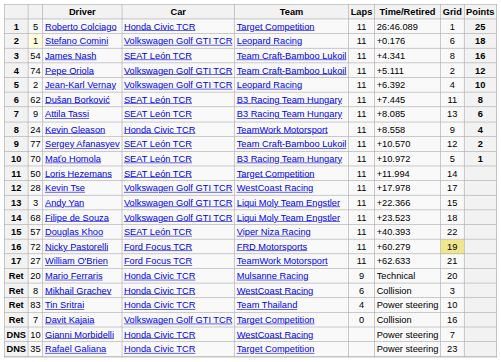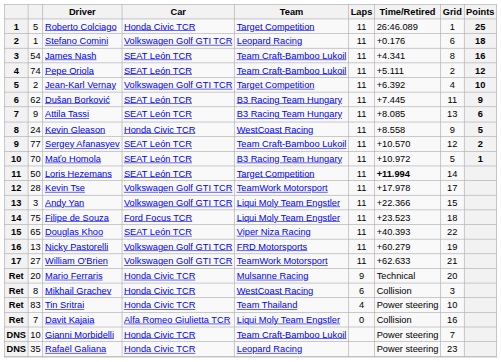(35, 41) lightyellow background -> (35, 41) no background
(178, 71) Volkswagen Golf GTI TCR -> (158, 71) SEAT León TCR
(269, 85) Leopard Racing -> (276, 85) Target Competition
(480, 100) 8 -> (480, 100) 9
(282, 129) TeamWork Motorsport -> (275, 129) WestCoast Racing
(480, 129) 4 -> (480, 129) 5
(393, 173) normal -> (393, 173) bold
(275, 188) WestCoast Racing -> (282, 188) TeamWork Motorsport
(35, 217) 68 -> (35, 217) 75
(178, 217) Volkswagen Golf GTI TCR -> (158, 217) Ford Focus TCR
(35, 232) 57 -> (35, 232) 65
(35, 247) 72 -> (35, 247) 13
(158, 247) Ford Focus TCR -> (178, 247) Volkswagen Golf GTI TCR
(452, 247) khaki background -> (452, 247) no background
(158, 261) Ford Focus TCR -> (178, 261) Volkswagen Golf GTI TCR
(178, 320) Volkswagen Golf GTI TCR -> (177, 320) Alfa Romeo Giulietta TCR
(276, 320) Target Competition -> (288, 320) Liqui Moly Team Engstler
(275, 335) WestCoast Racing -> (292, 335) Team Craft-Bamboo Lukoil
(276, 349) Target Competition -> (269, 349) Leopard Racing
